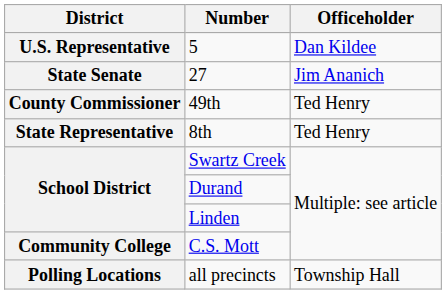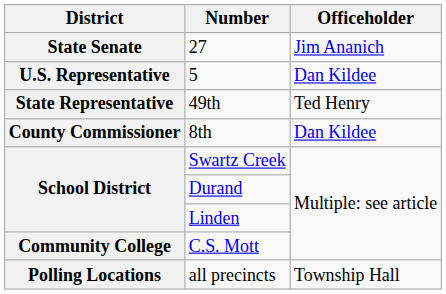rows swapped: (193, 47) <-> (198, 75)
(95, 103) County Commissioner -> (95, 103) State Representative
(95, 132) State Representative -> (95, 132) County Commissioner
(332, 132) Ted Henry -> (335, 132) Dan Kildee
